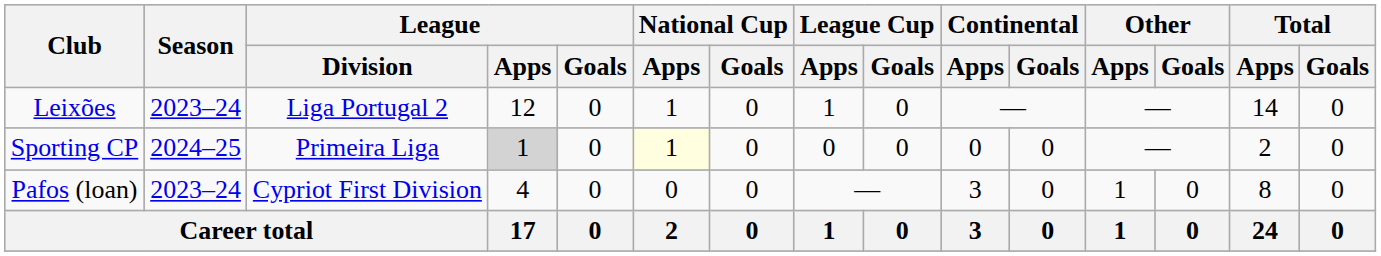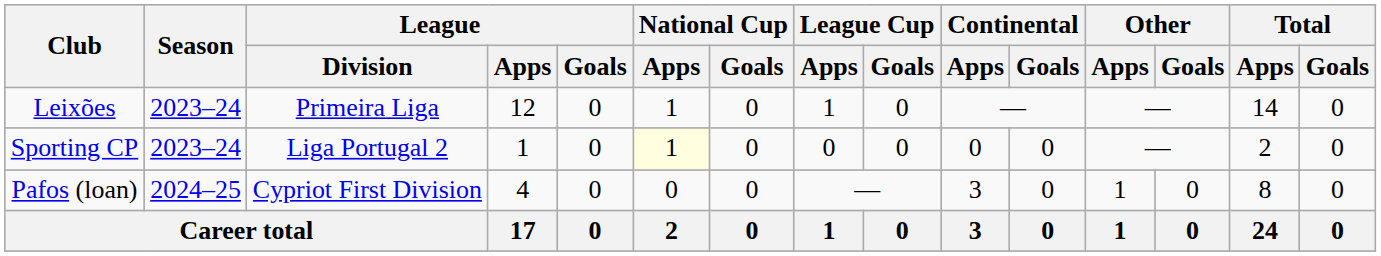(367, 107) Liga Portugal 2 -> (367, 107) Primeira Liga
(196, 148) 2024–25 -> (196, 148) 2023–24
(367, 148) Primeira Liga -> (367, 148) Liga Portugal 2
(523, 148) lightgrey background -> (523, 148) no background
(196, 189) 2023–24 -> (196, 189) 2024–25
